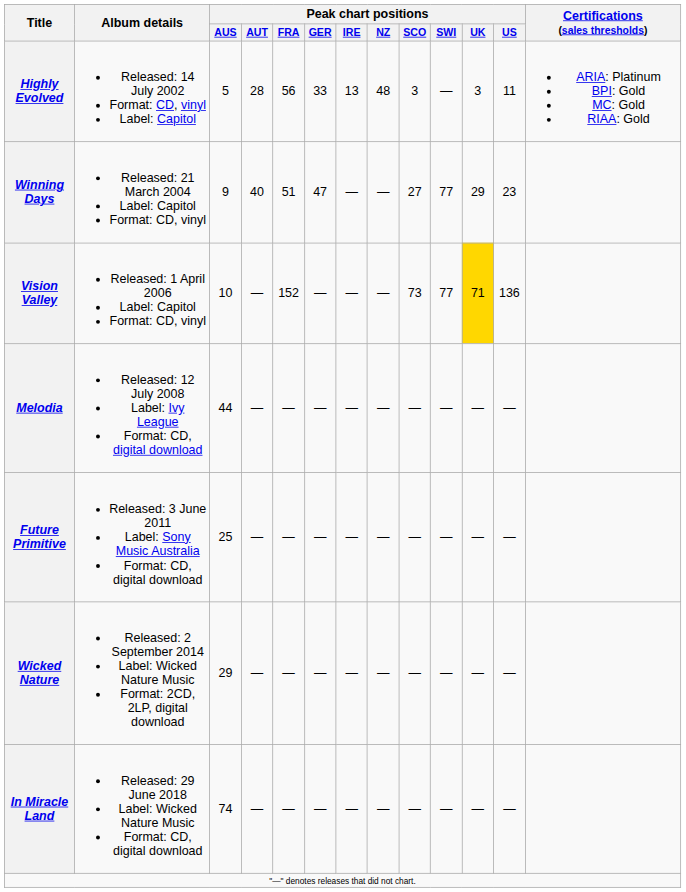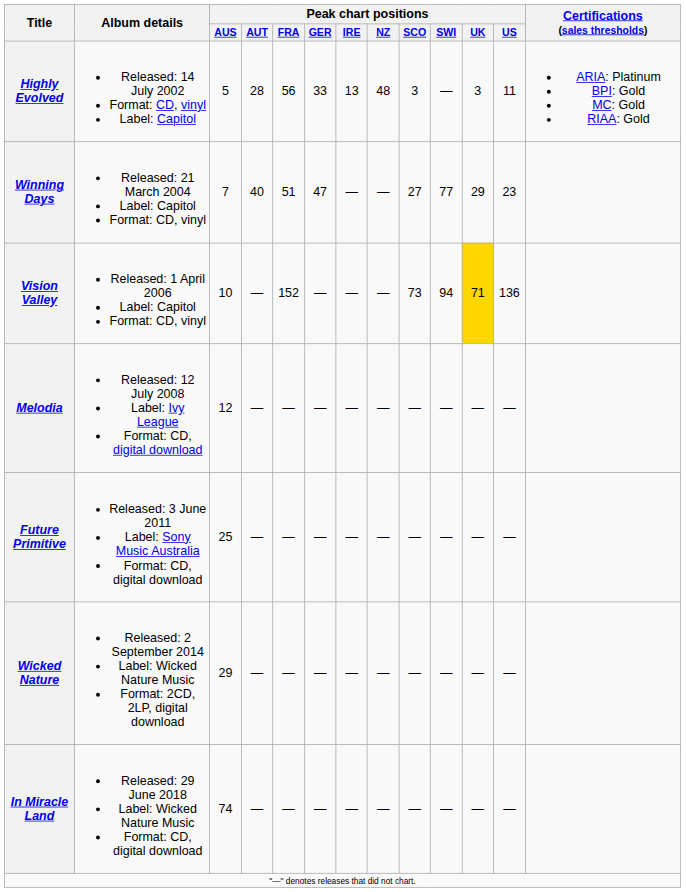(225, 192) 9 -> (225, 192) 7
(446, 293) 77 -> (446, 293) 94
(225, 408) 44 -> (225, 408) 12
